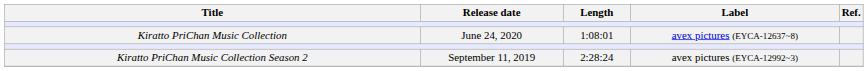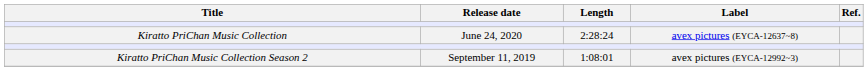(597, 35) 1:08:01 -> (597, 35) 2:28:24
(597, 57) 2:28:24 -> (597, 57) 1:08:01
